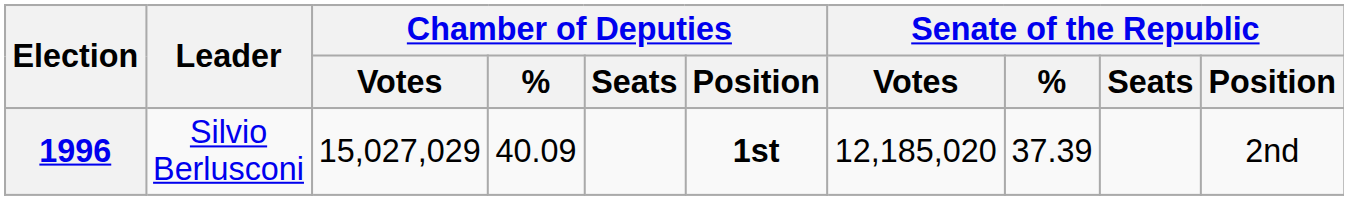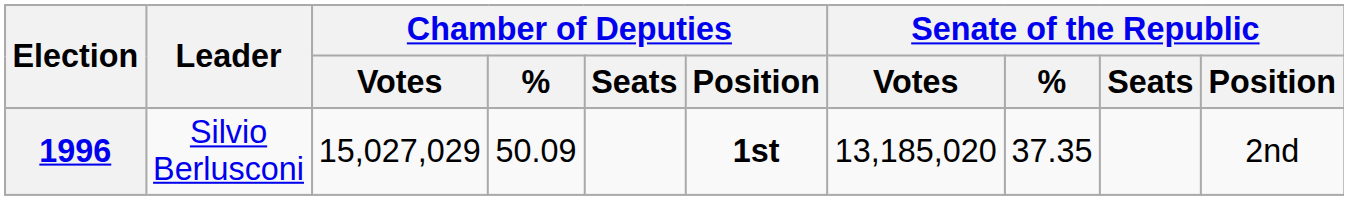(536, 150) 40.09 -> (536, 150) 50.09
(916, 150) 12,185,020 -> (916, 150) 13,185,020
(1052, 150) 37.39 -> (1052, 150) 37.35
